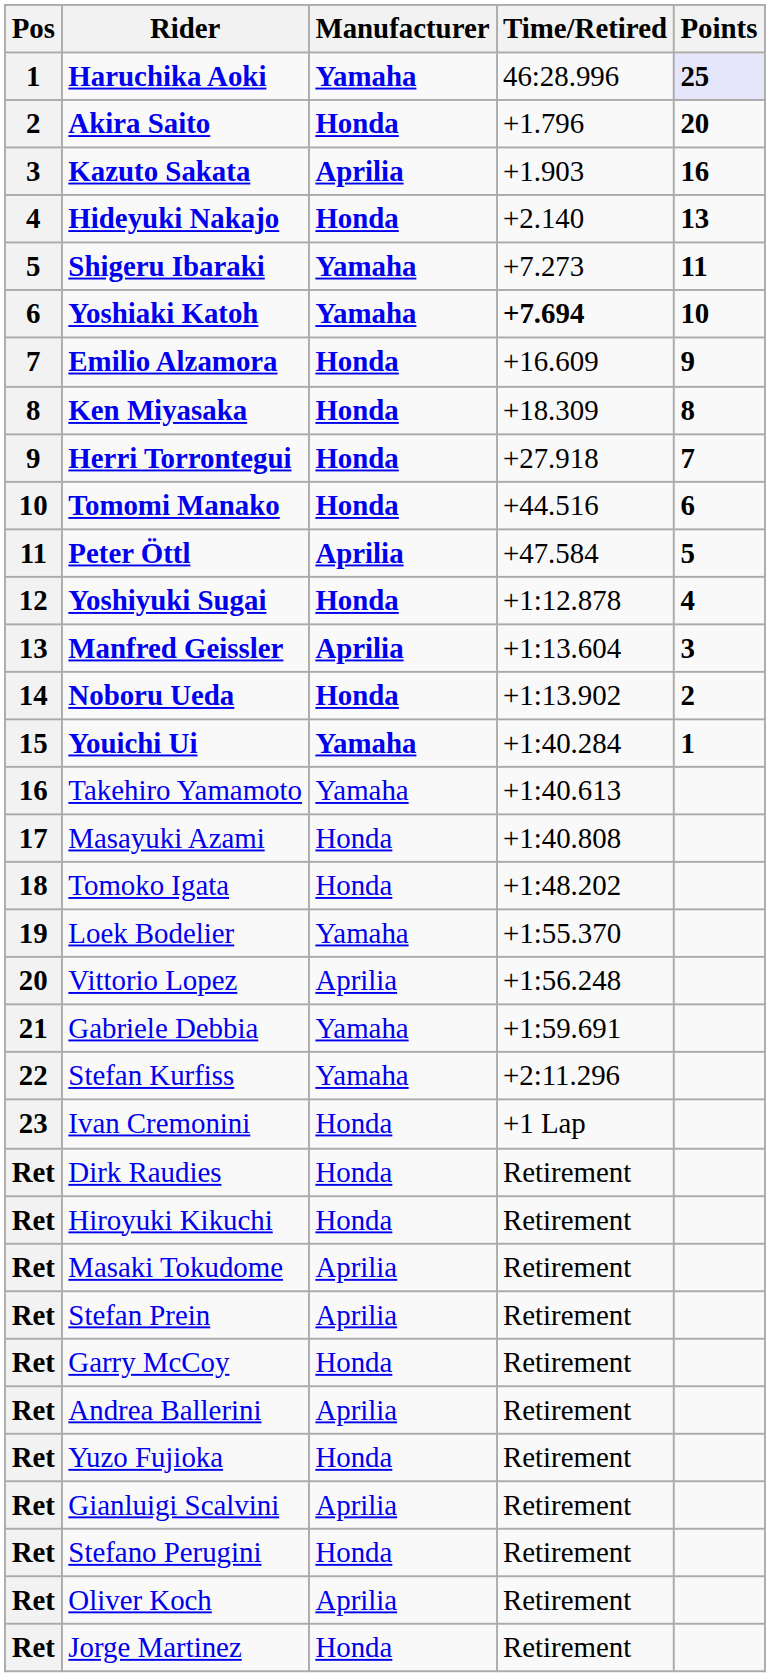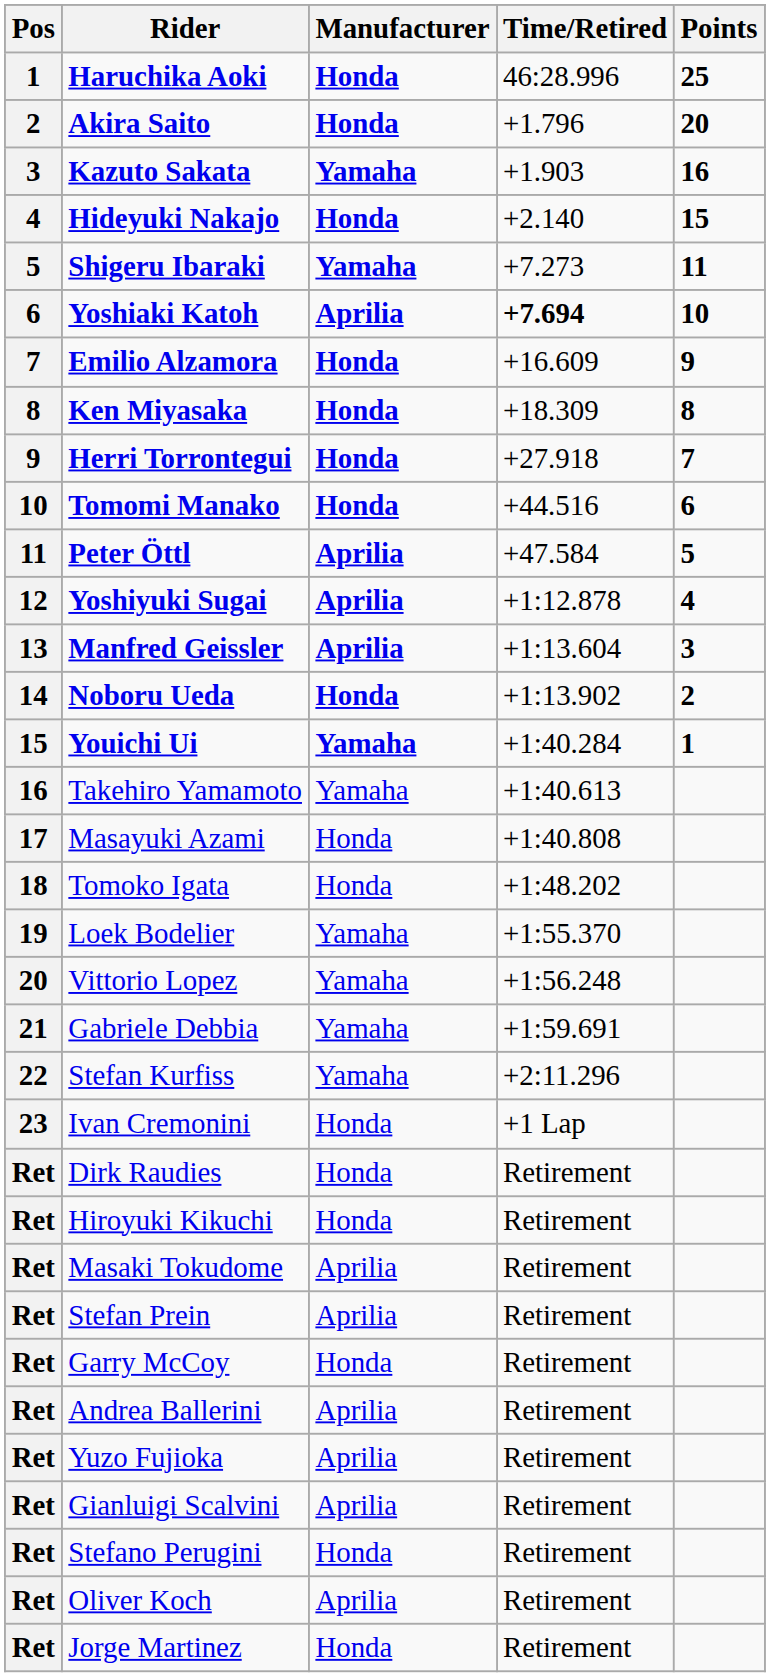(366, 76) Yamaha -> (357, 76) Honda
(695, 76) lavender background -> (695, 76) no background
(359, 171) Aprilia -> (366, 171) Yamaha
(695, 218) 13 -> (695, 218) 15
(366, 314) Yamaha -> (359, 314) Aprilia
(357, 599) Honda -> (359, 599) Aprilia
(356, 980) Aprilia -> (362, 980) Yamaha
(354, 1457) Honda -> (356, 1457) Aprilia
